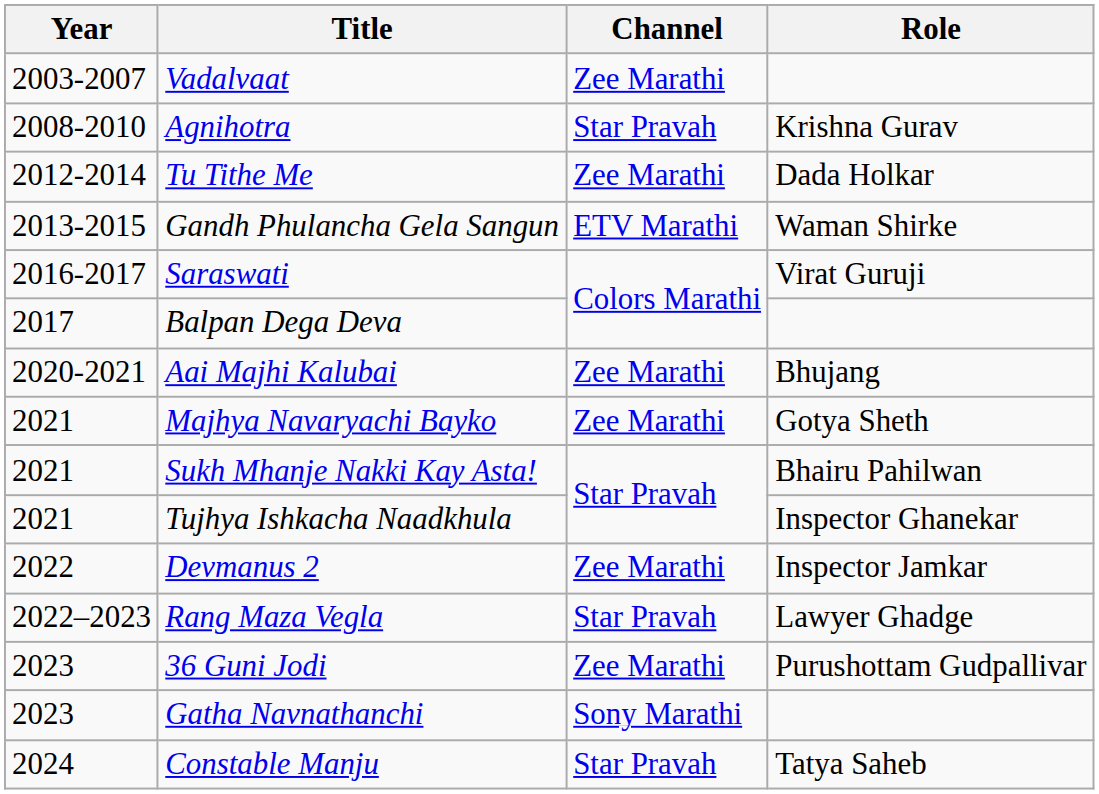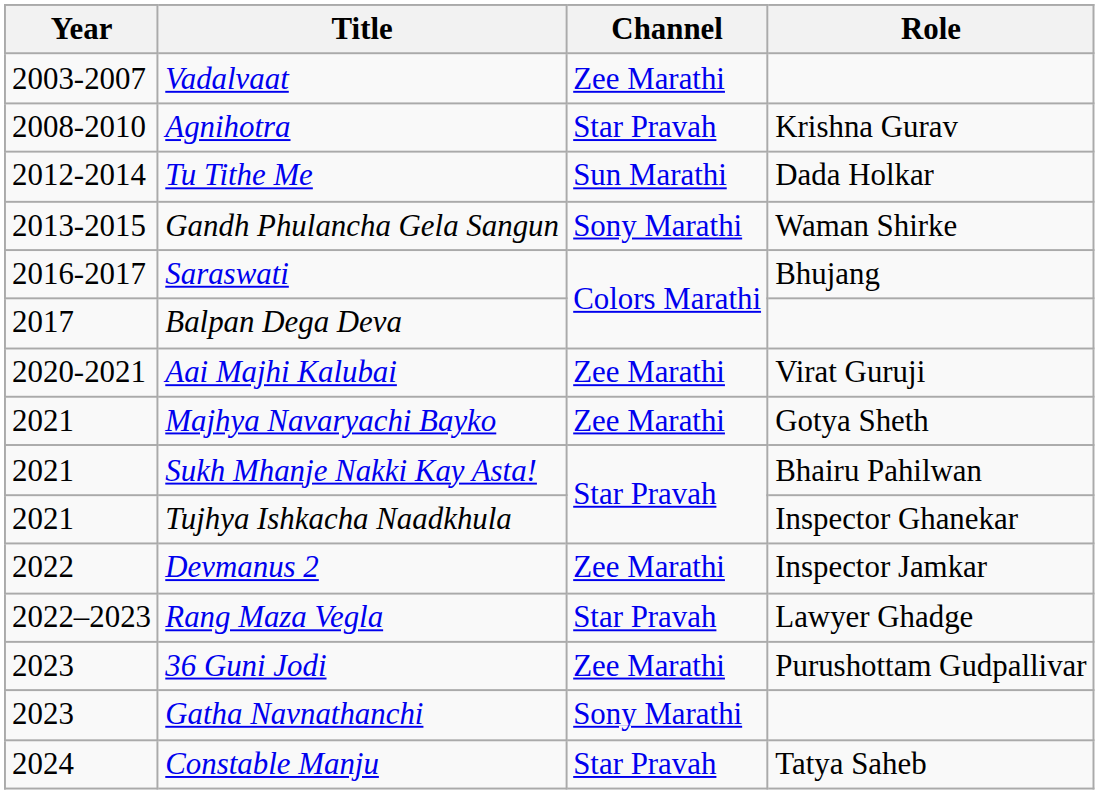(649, 175) Zee Marathi -> (650, 175) Sun Marathi
(656, 224) ETV Marathi -> (658, 224) Sony Marathi
(850, 273) Virat Guruji -> (828, 273) Bhujang
(828, 371) Bhujang -> (850, 371) Virat Guruji
